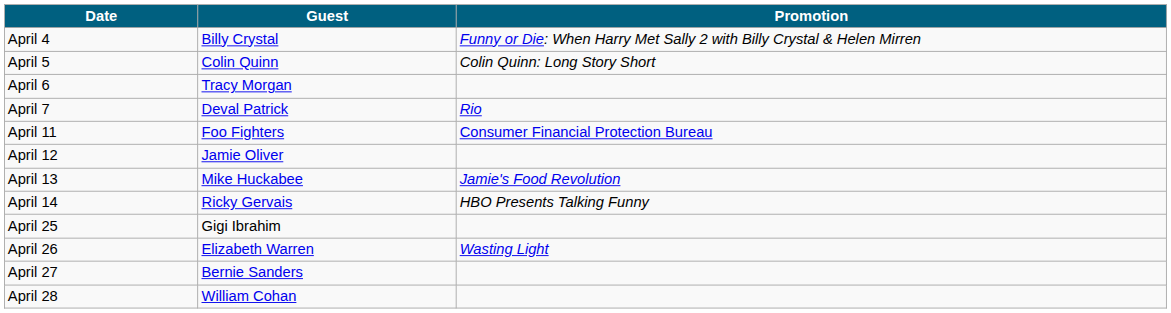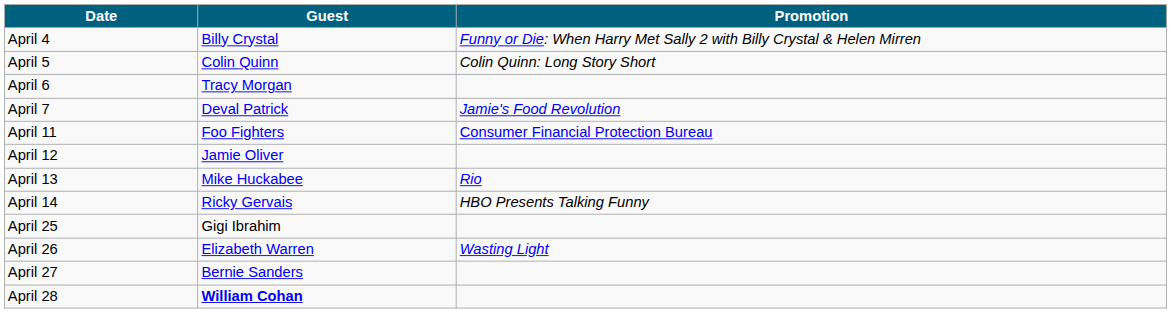(471, 109) Rio -> (540, 109) Jamie's Food Revolution
(540, 179) Jamie's Food Revolution -> (471, 179) Rio
(249, 296) normal -> (252, 296) bold
